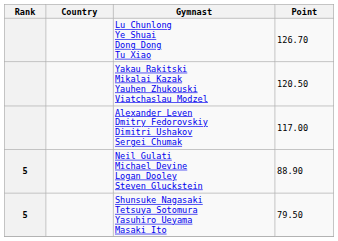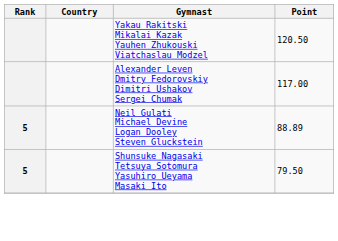- row: (143, 40)
(290, 171) 88.90 -> (290, 128) 88.89
